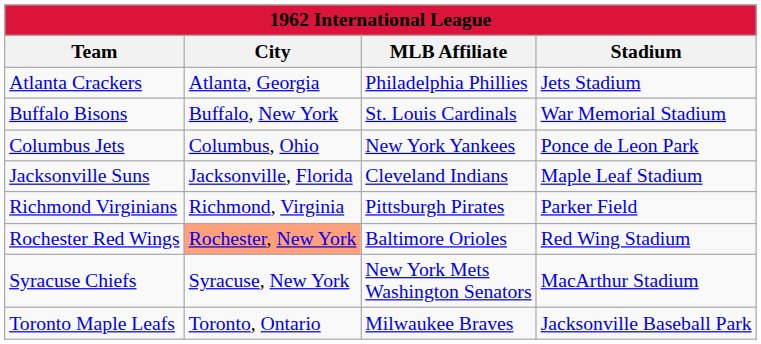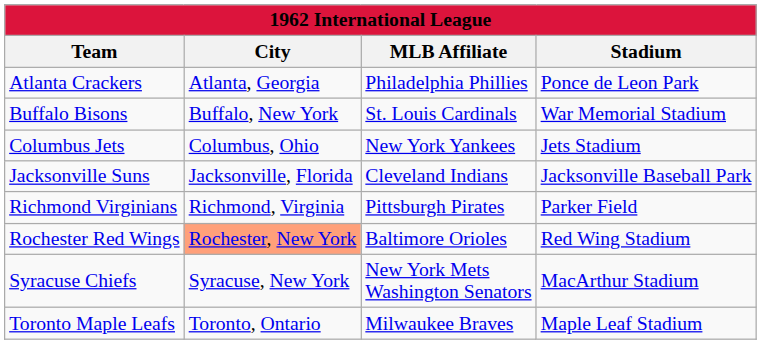(591, 82) Jets Stadium -> (620, 82) Ponce de Leon Park
(620, 144) Ponce de Leon Park -> (591, 144) Jets Stadium
(622, 176) Maple Leaf Stadium -> (646, 176) Jacksonville Baseball Park
(646, 323) Jacksonville Baseball Park -> (622, 323) Maple Leaf Stadium
